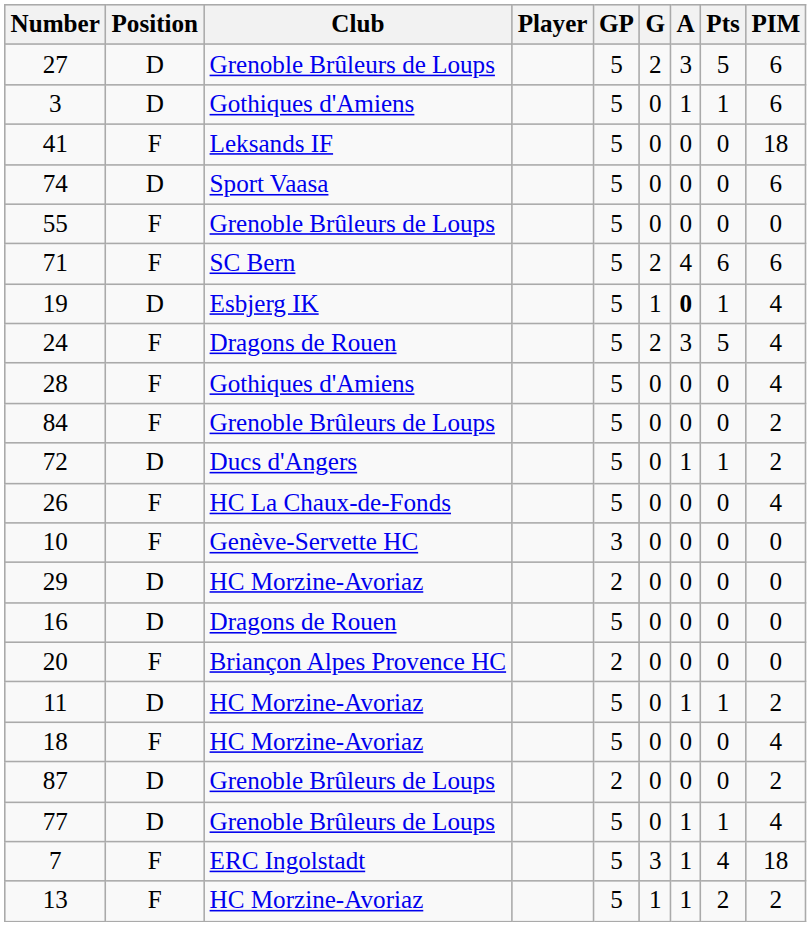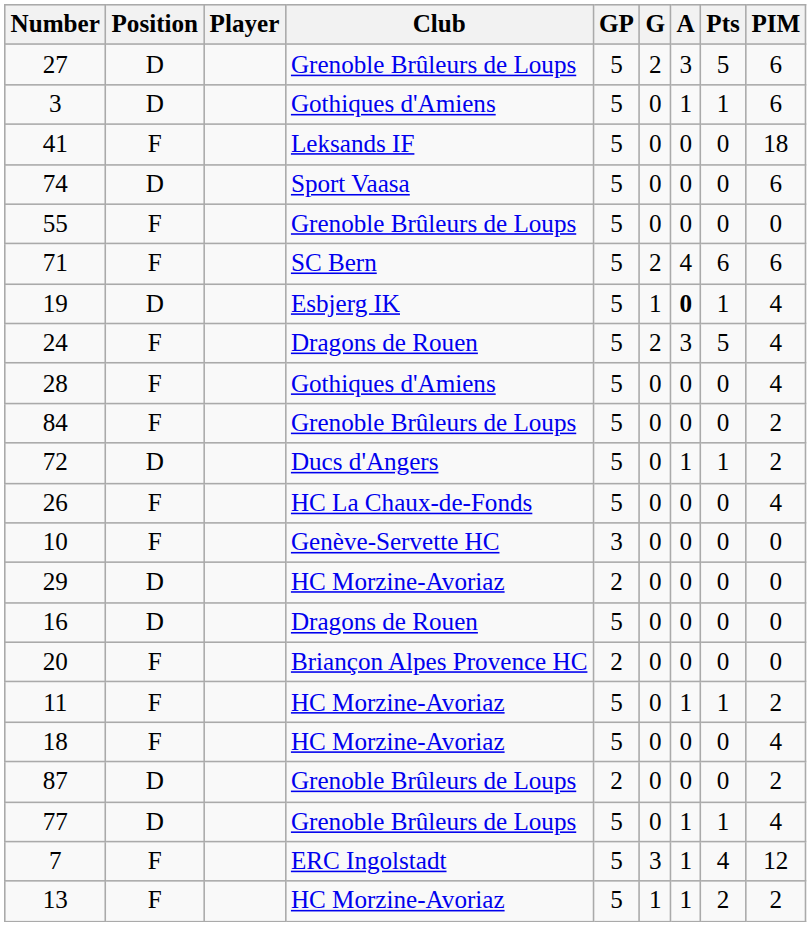columns swapped: (553, 24) <-> (358, 24)
(155, 701) D -> (155, 701) F
(776, 861) 18 -> (776, 861) 12
